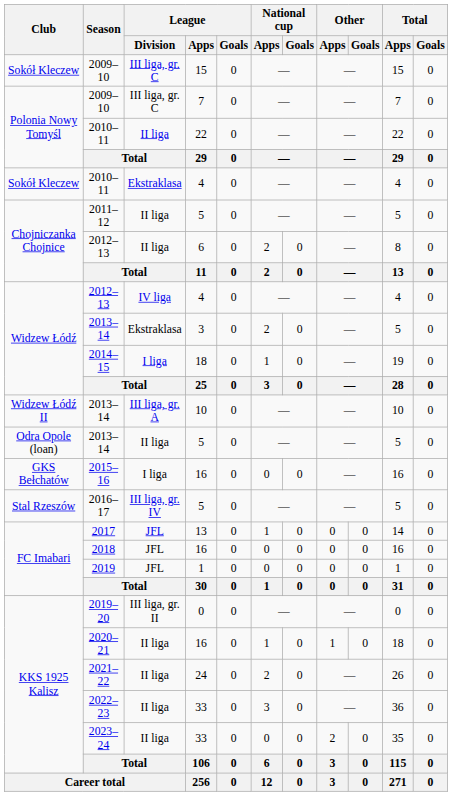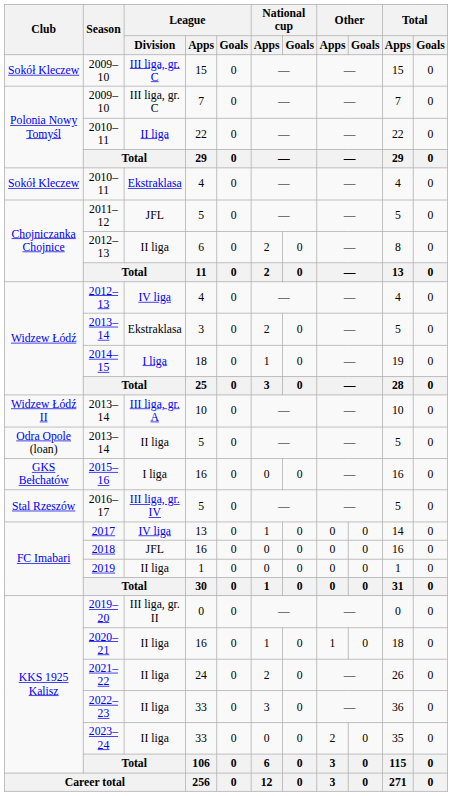(155, 215) II liga -> (155, 215) JFL
(155, 531) JFL -> (155, 531) IV liga
(155, 568) JFL -> (155, 568) II liga
